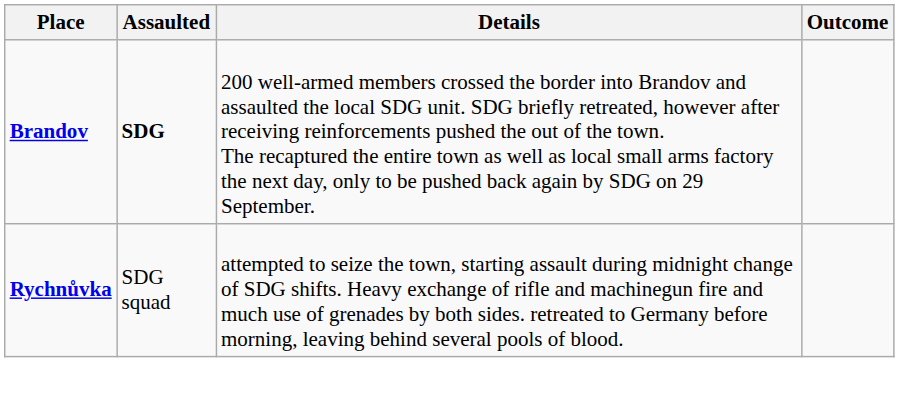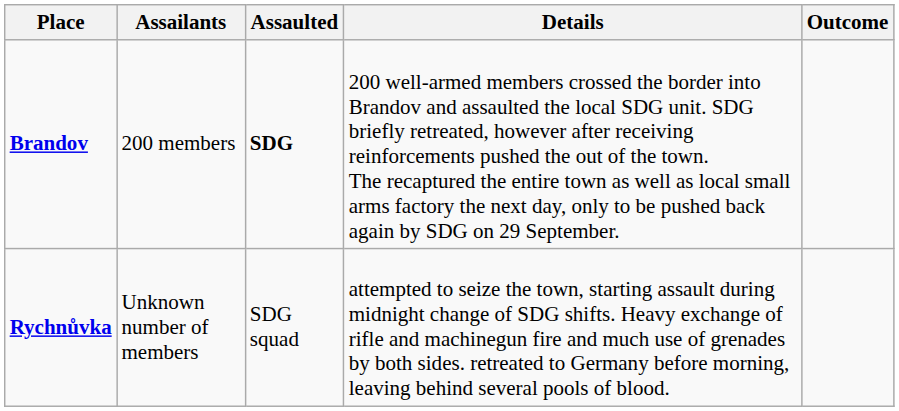+ column: (181, 22)
